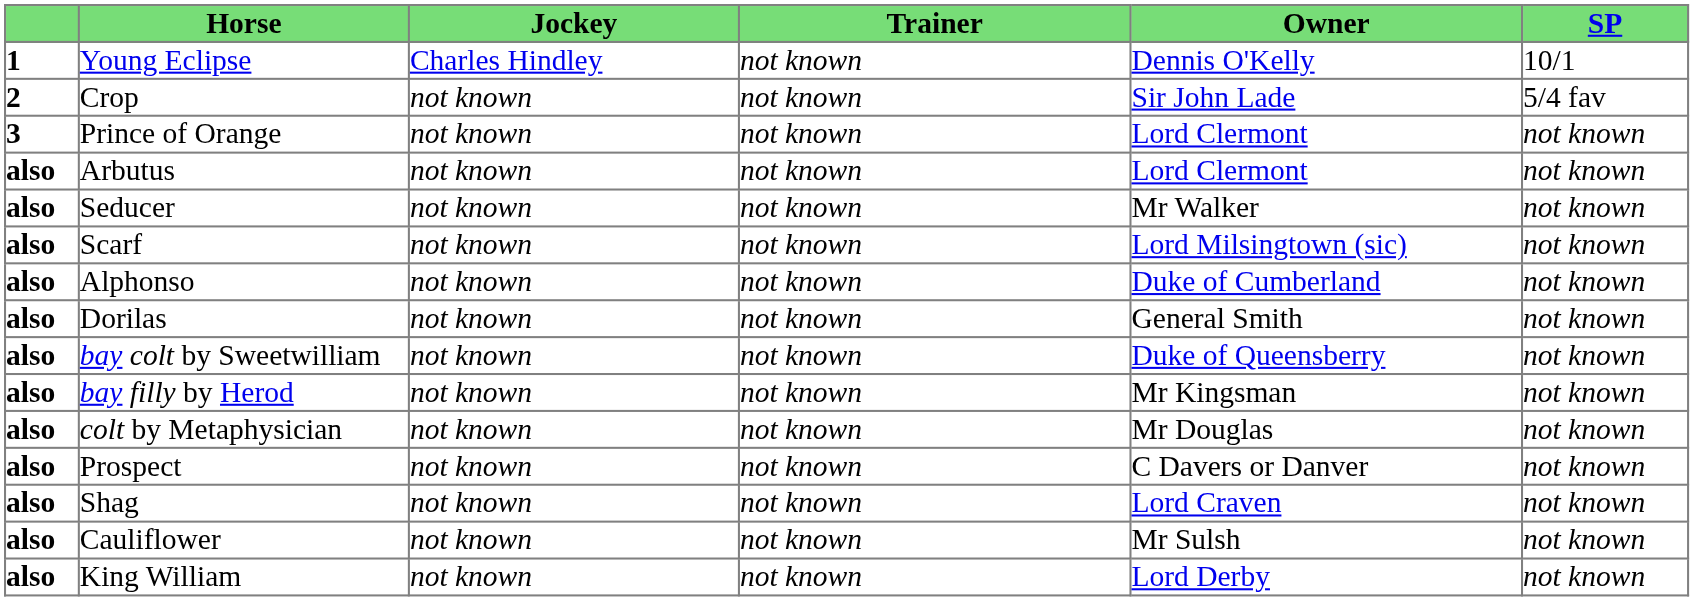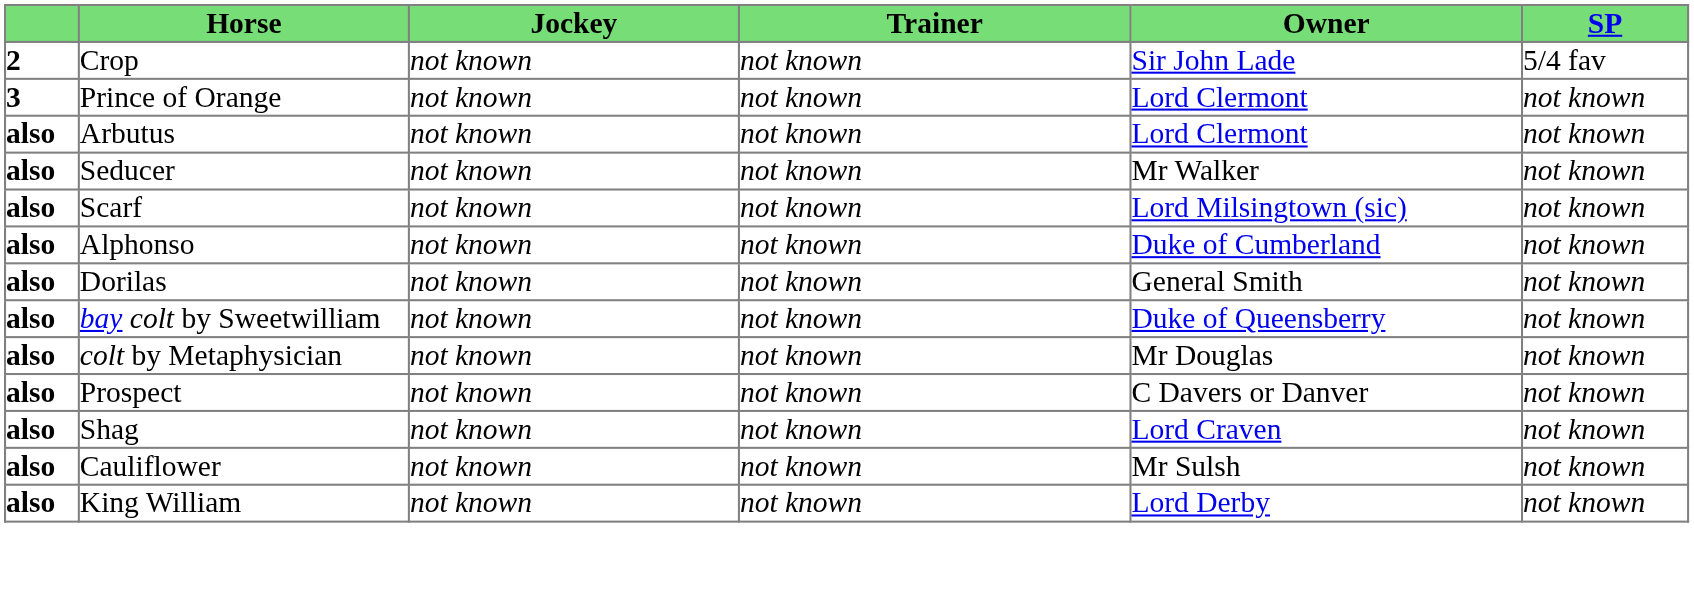- row: (166, 59)
- row: (187, 391)
